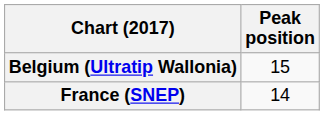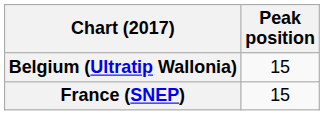(280, 95) 14 -> (280, 95) 15
